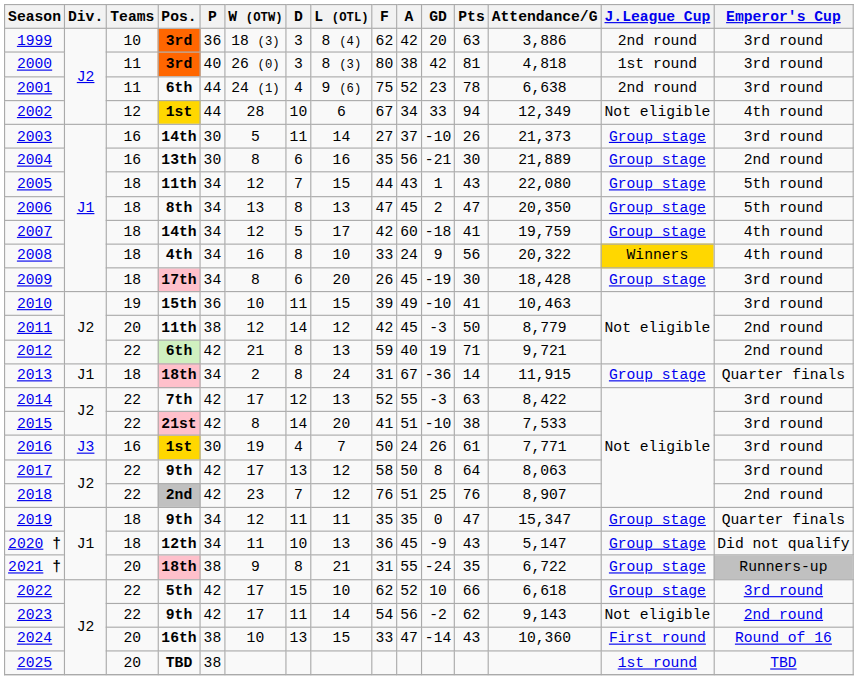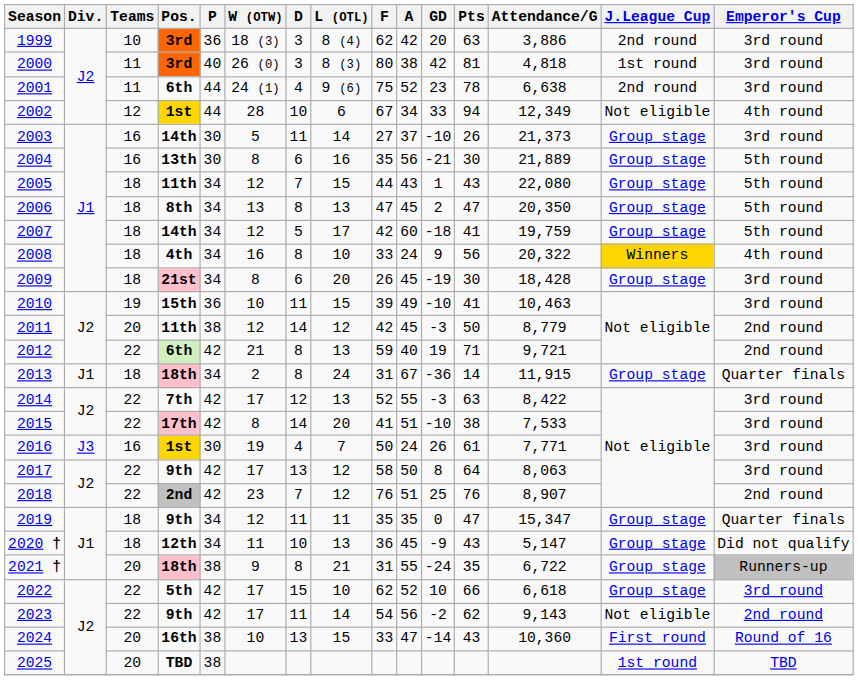(783, 160) 2nd round -> (783, 160) 5th round
(783, 232) 4th round -> (783, 232) 5th round
(179, 280) 17th -> (179, 280) 21st
(179, 424) 21st -> (179, 424) 17th
